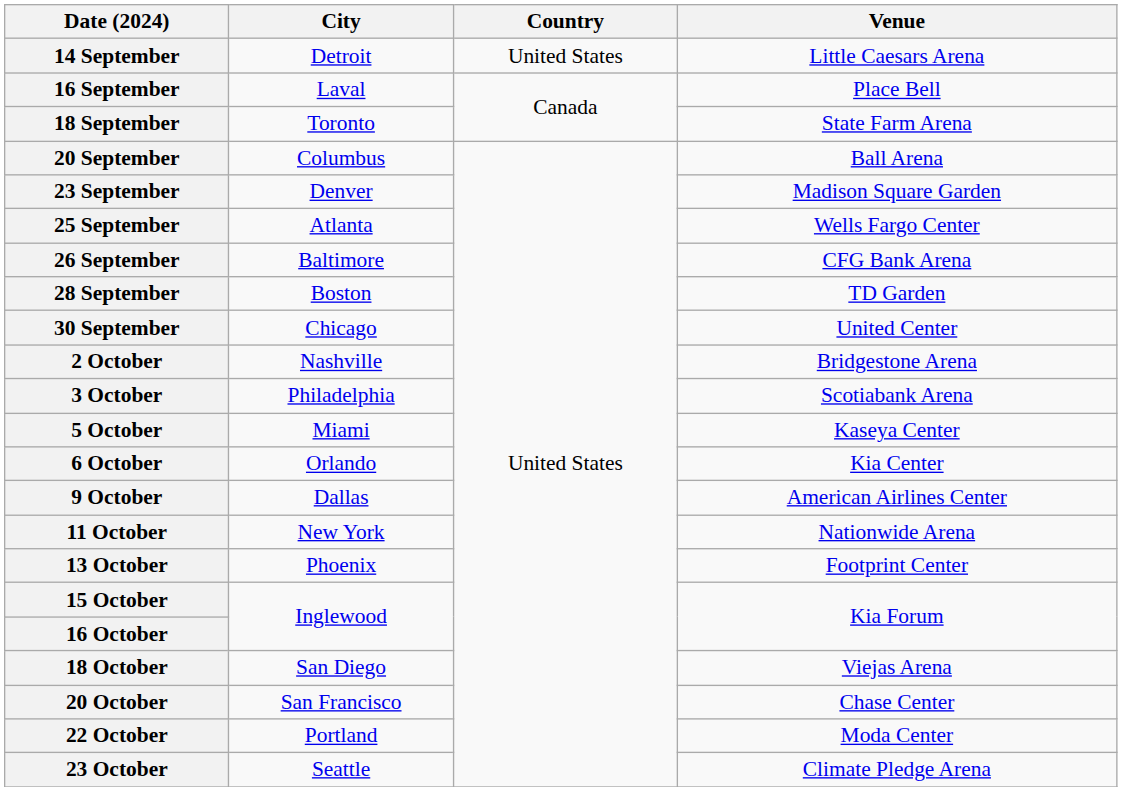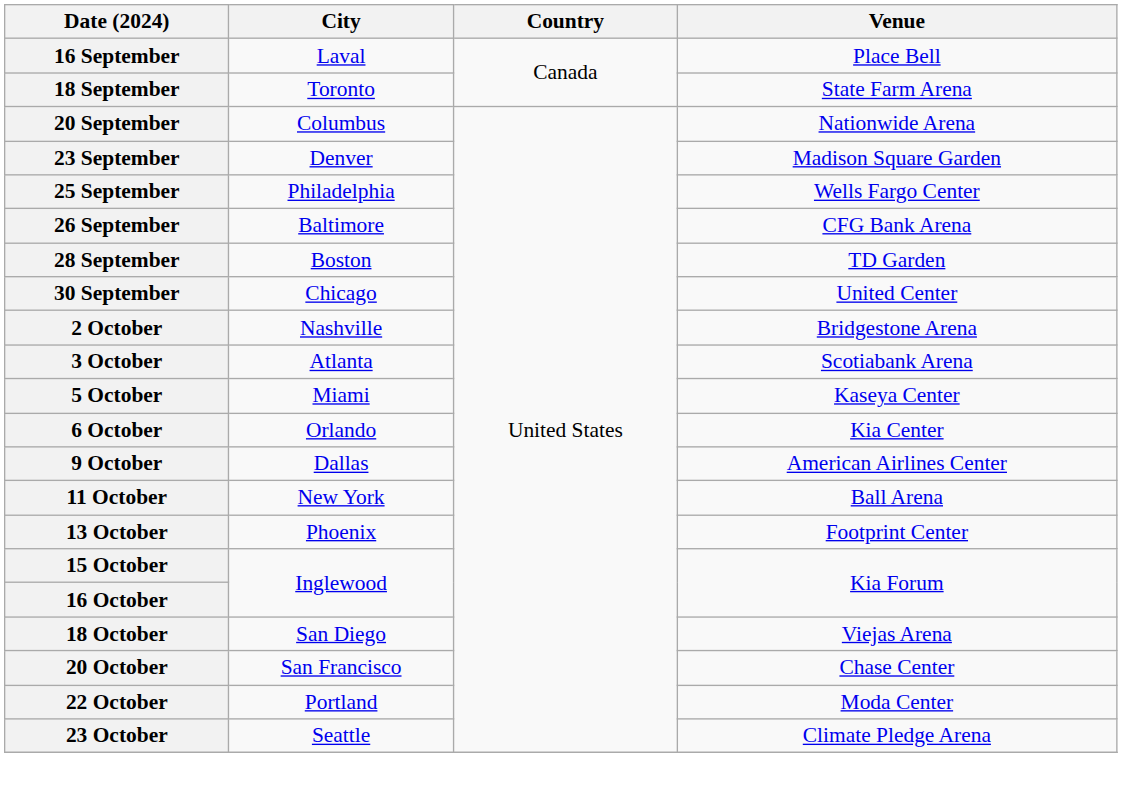- row: (117, 55)
(897, 157) Ball Arena -> (897, 123) Nationwide Arena
(341, 225) Atlanta -> (341, 191) Philadelphia
(341, 395) Philadelphia -> (341, 361) Atlanta
(897, 531) Nationwide Arena -> (897, 497) Ball Arena
